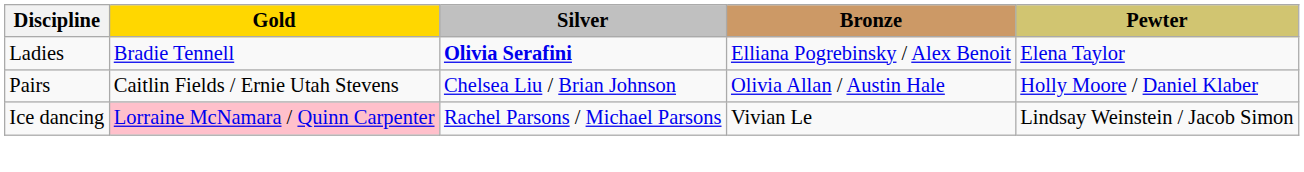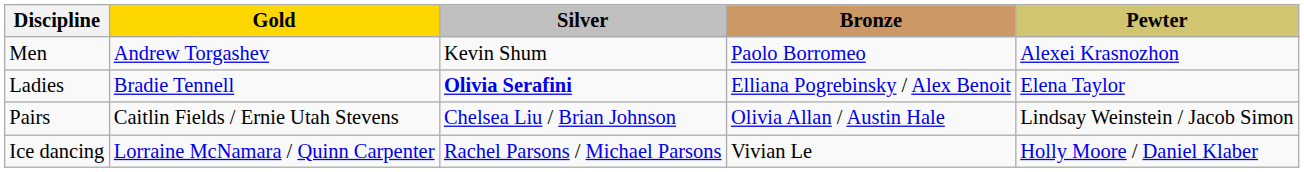+ row: (28, 53)
(1139, 85) Holly Moore / Daniel Klaber -> (1157, 118) Lindsay Weinstein / Jacob Simon
(274, 118) pink background -> (274, 150) no background
(1157, 118) Lindsay Weinstein / Jacob Simon -> (1139, 150) Holly Moore / Daniel Klaber
